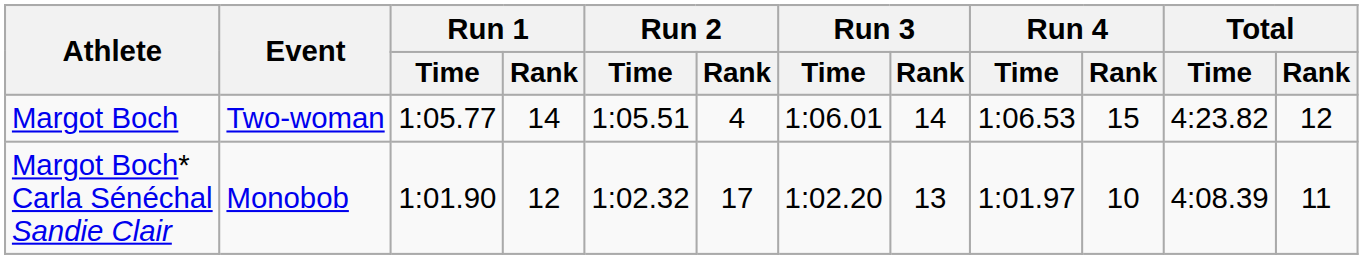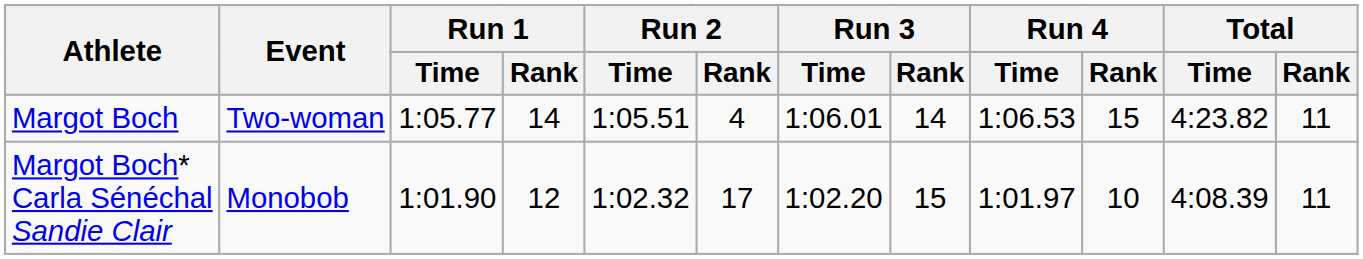(1316, 119) 12 -> (1316, 119) 11
(930, 198) 13 -> (930, 198) 15
